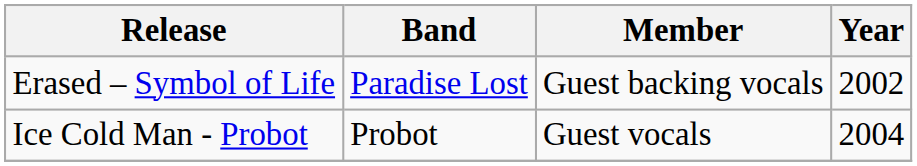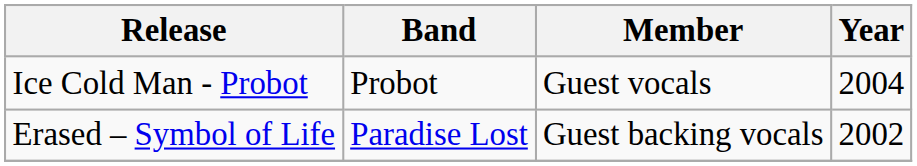rows swapped: (174, 82) <-> (160, 134)
